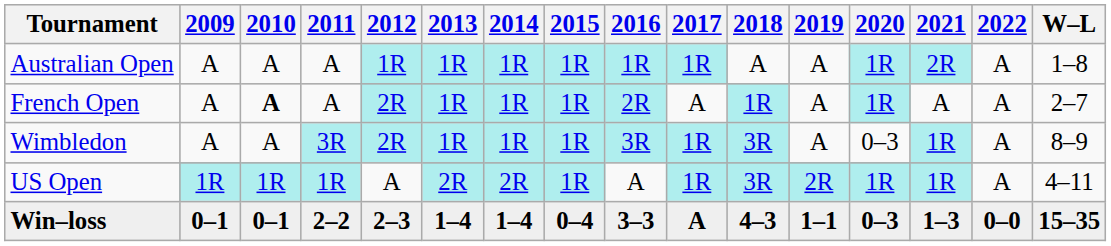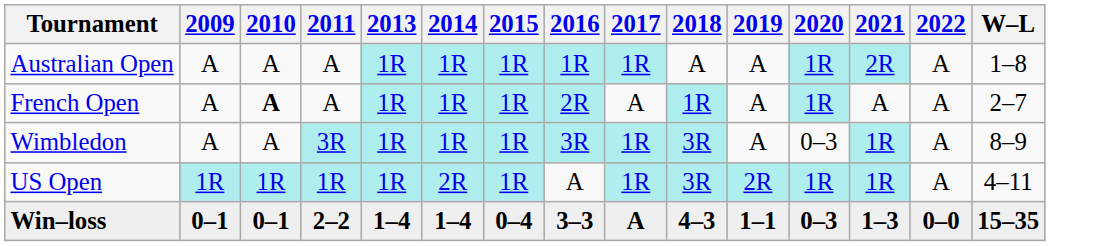- column: (392, 24)
(453, 181) 2R -> (392, 181) 1R
